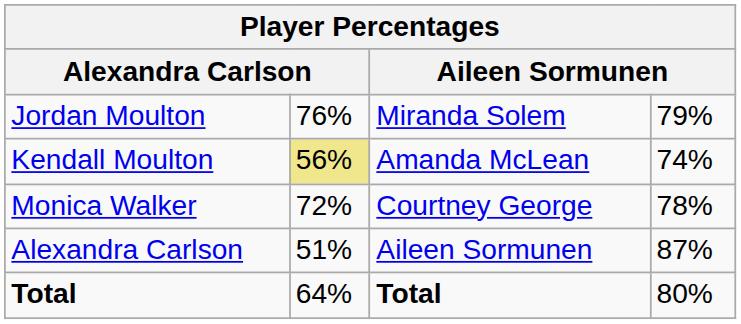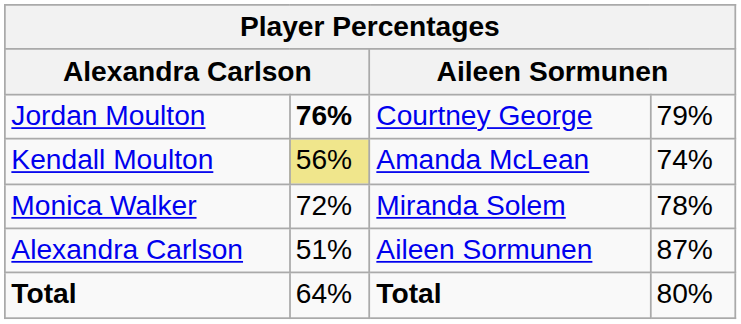(324, 116) normal -> (324, 116) bold
(471, 116) Miranda Solem -> (484, 116) Courtney George
(484, 205) Courtney George -> (471, 205) Miranda Solem
